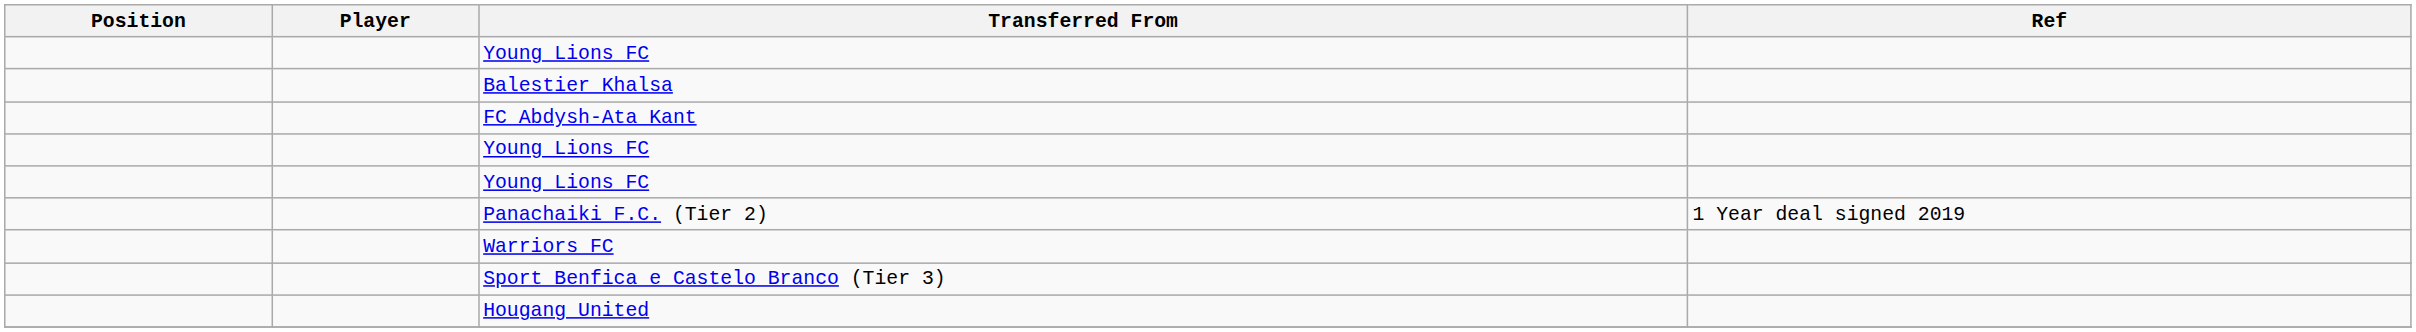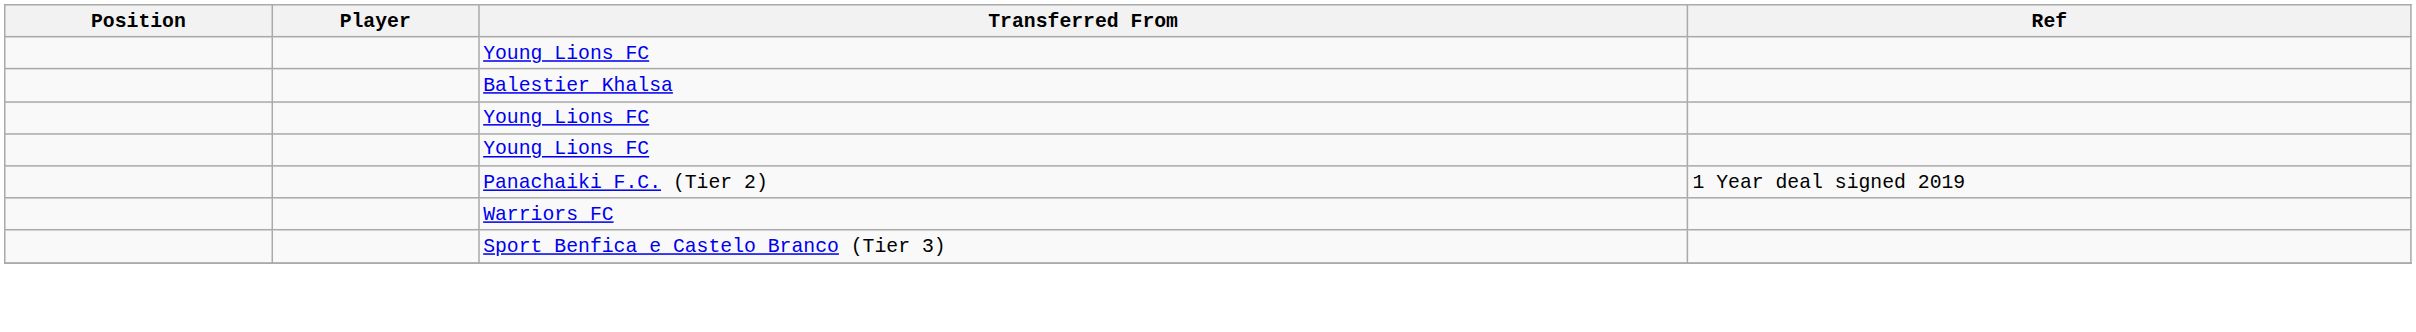- row: (590, 117)
- row: (566, 311)
